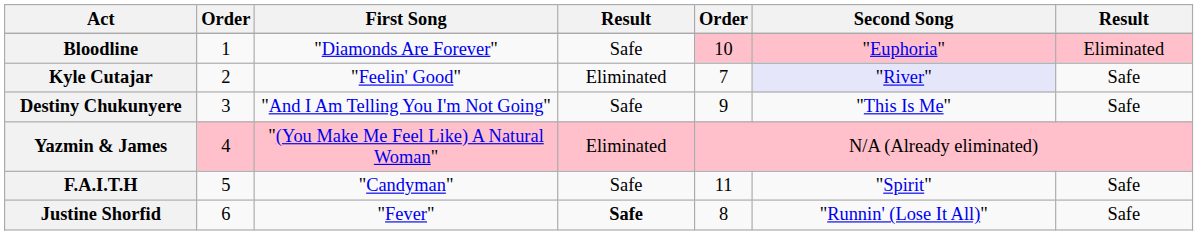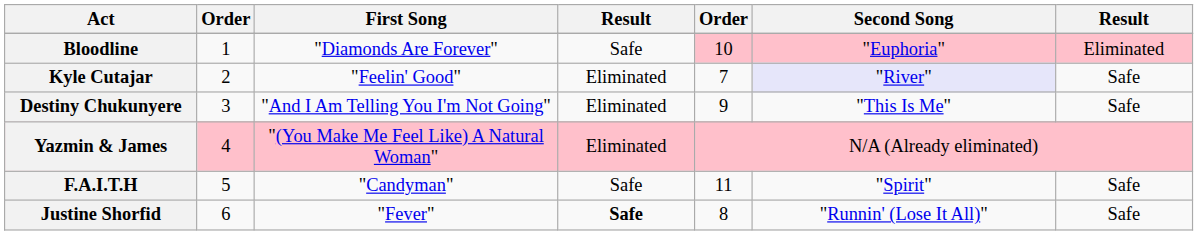(626, 106) Safe -> (626, 106) Eliminated
